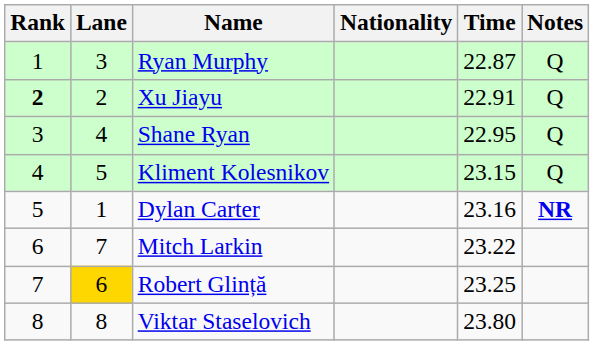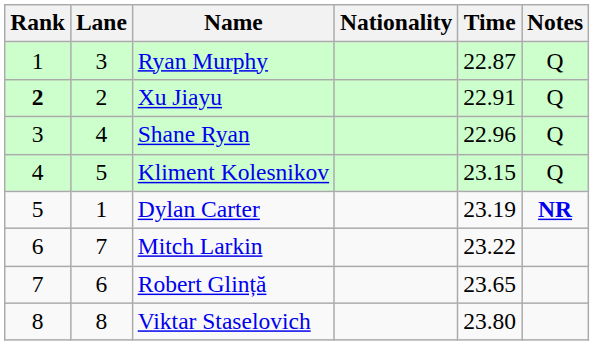(490, 135) 22.95 -> (490, 135) 22.96
(490, 209) 23.16 -> (490, 209) 23.19
(101, 284) gold background -> (101, 284) no background
(490, 284) 23.25 -> (490, 284) 23.65
